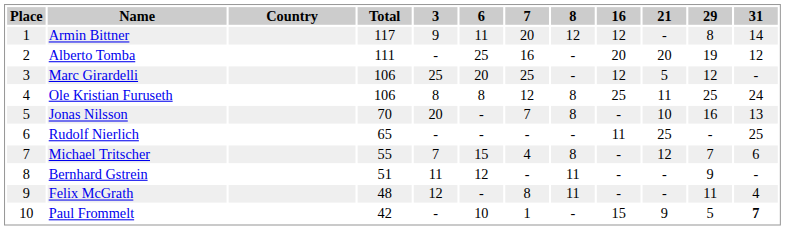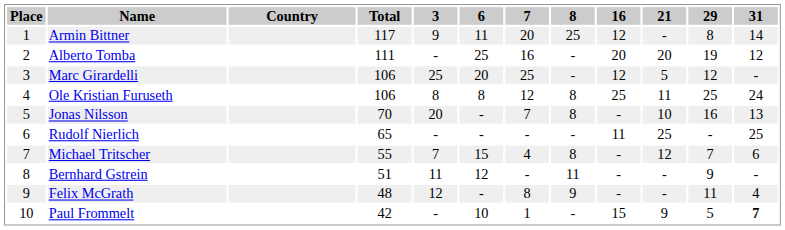(573, 36) 12 -> (573, 36) 25
(573, 194) 11 -> (573, 194) 9
